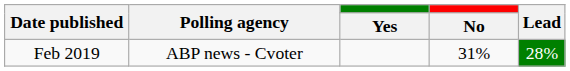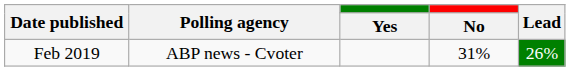(542, 53) 28% -> (542, 53) 26%
